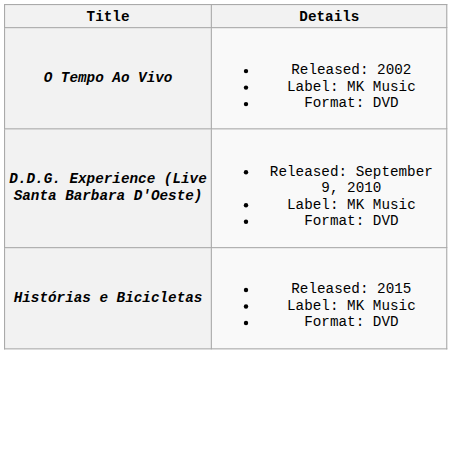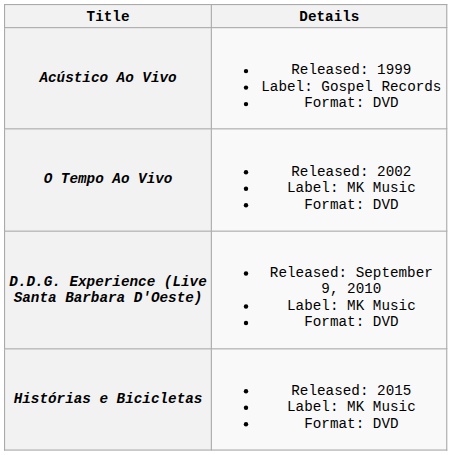+ row: (108, 79)
